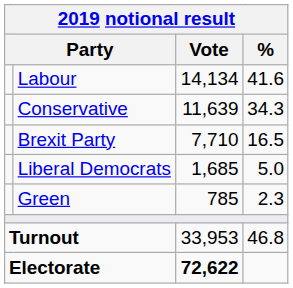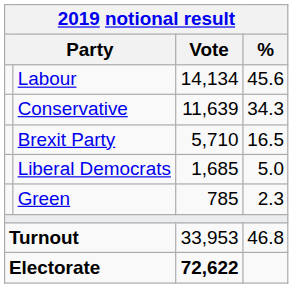(266, 79) 41.6 -> (266, 79) 45.6
(215, 139) 7,710 -> (215, 139) 5,710
